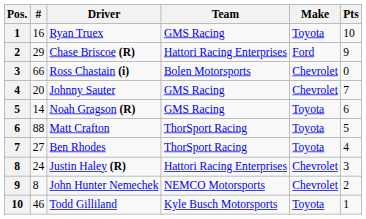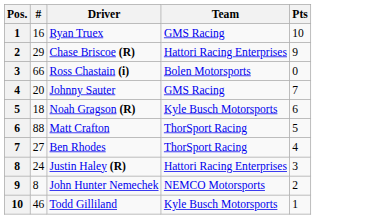- column: (315, 14)
(38, 109) 14 -> (38, 109) 18
(194, 109) GMS Racing -> (221, 109) Kyle Busch Motorsports
